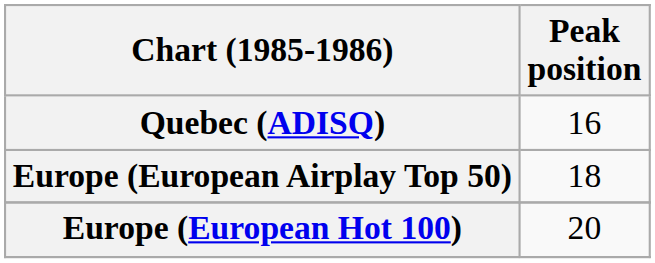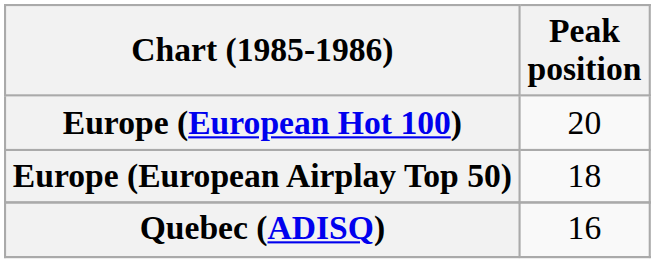rows swapped: (262, 228) <-> (262, 122)
